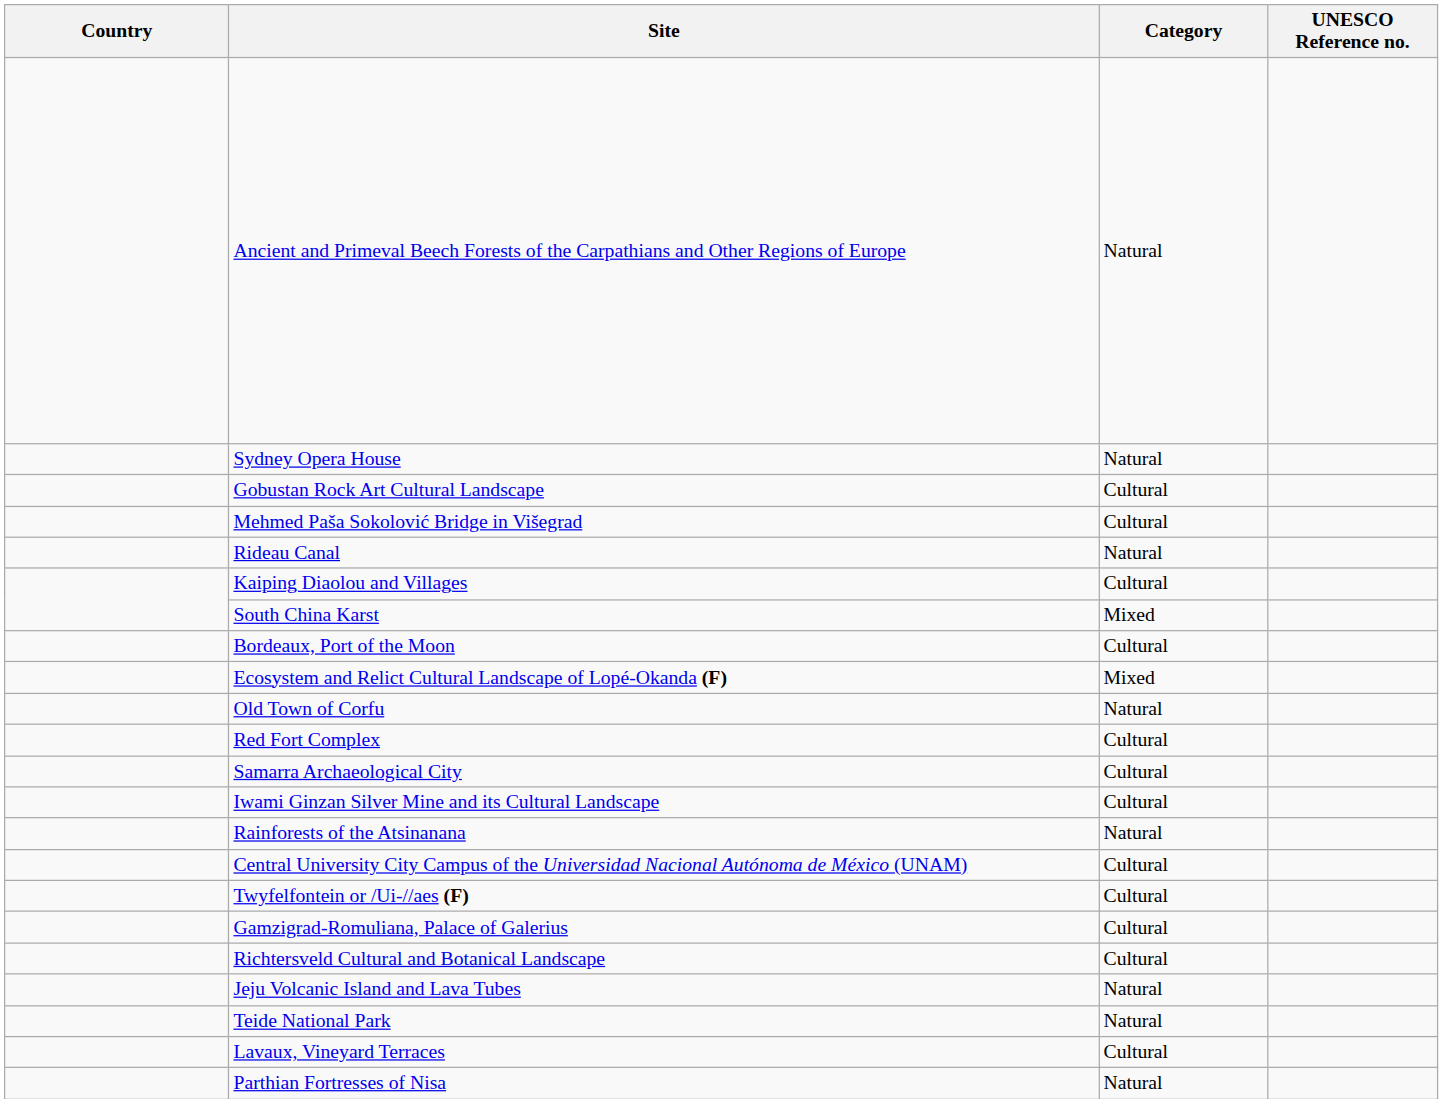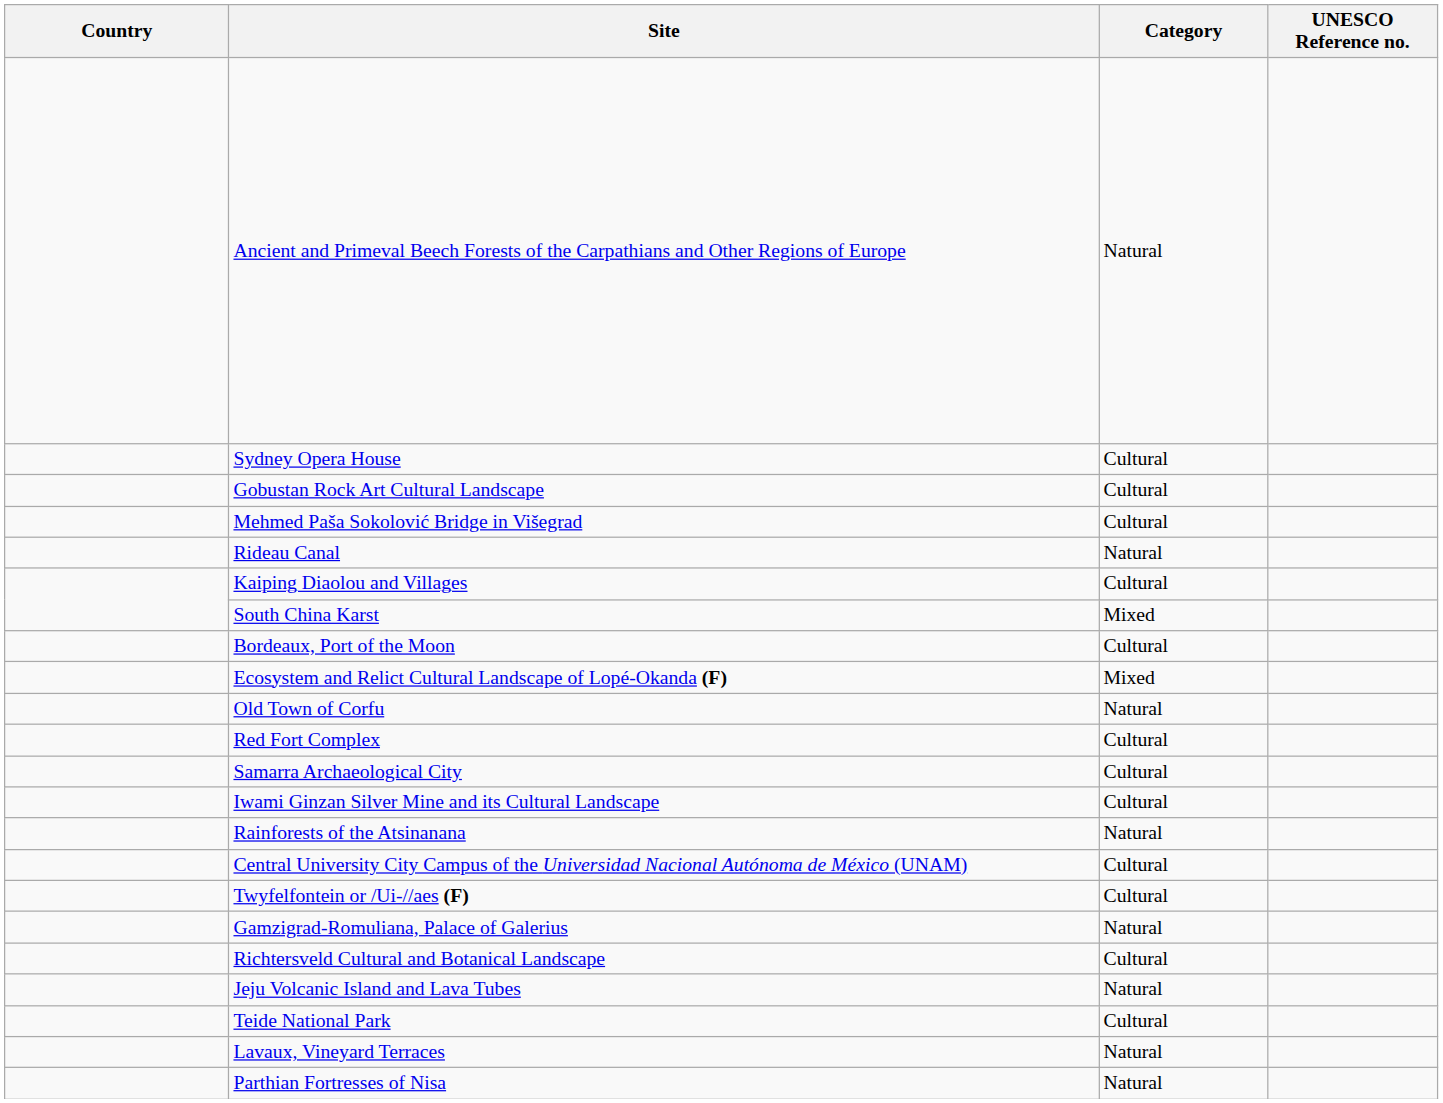(1133, 458) Natural -> (1136, 458) Cultural
(1136, 927) Cultural -> (1133, 927) Natural
(1133, 1020) Natural -> (1136, 1020) Cultural
(1136, 1051) Cultural -> (1133, 1051) Natural
